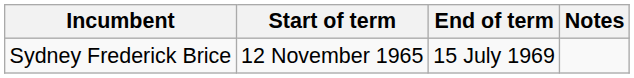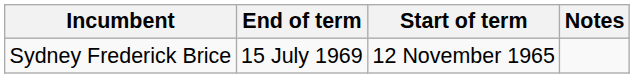columns swapped: (332, 21) <-> (494, 21)
